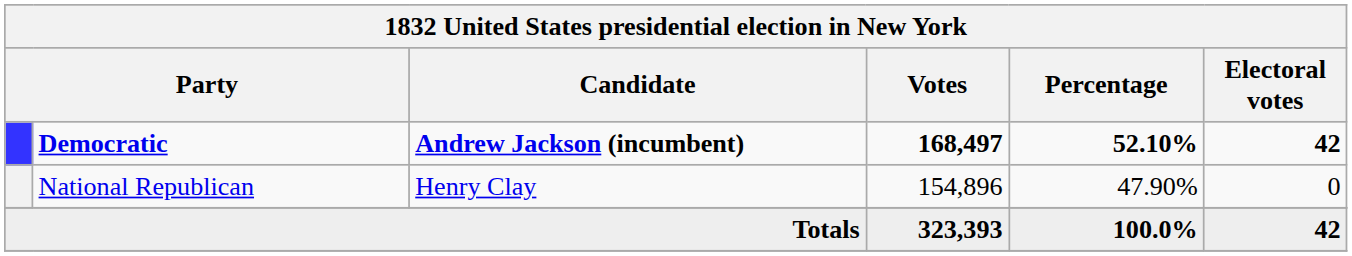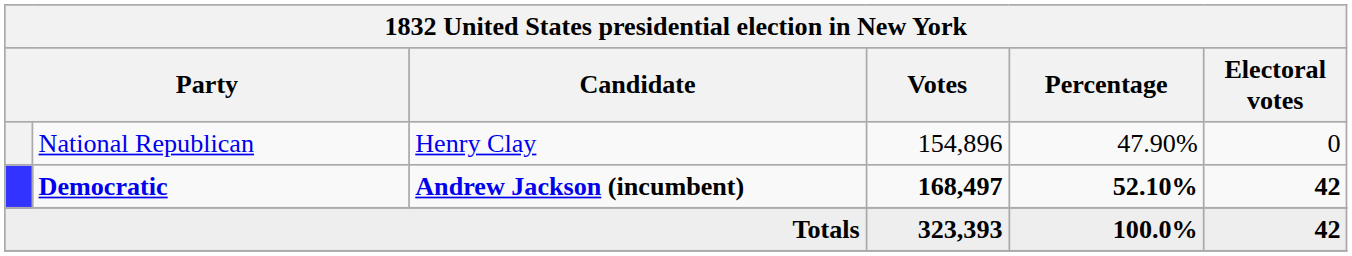rows swapped: (103, 143) <-> (146, 186)
